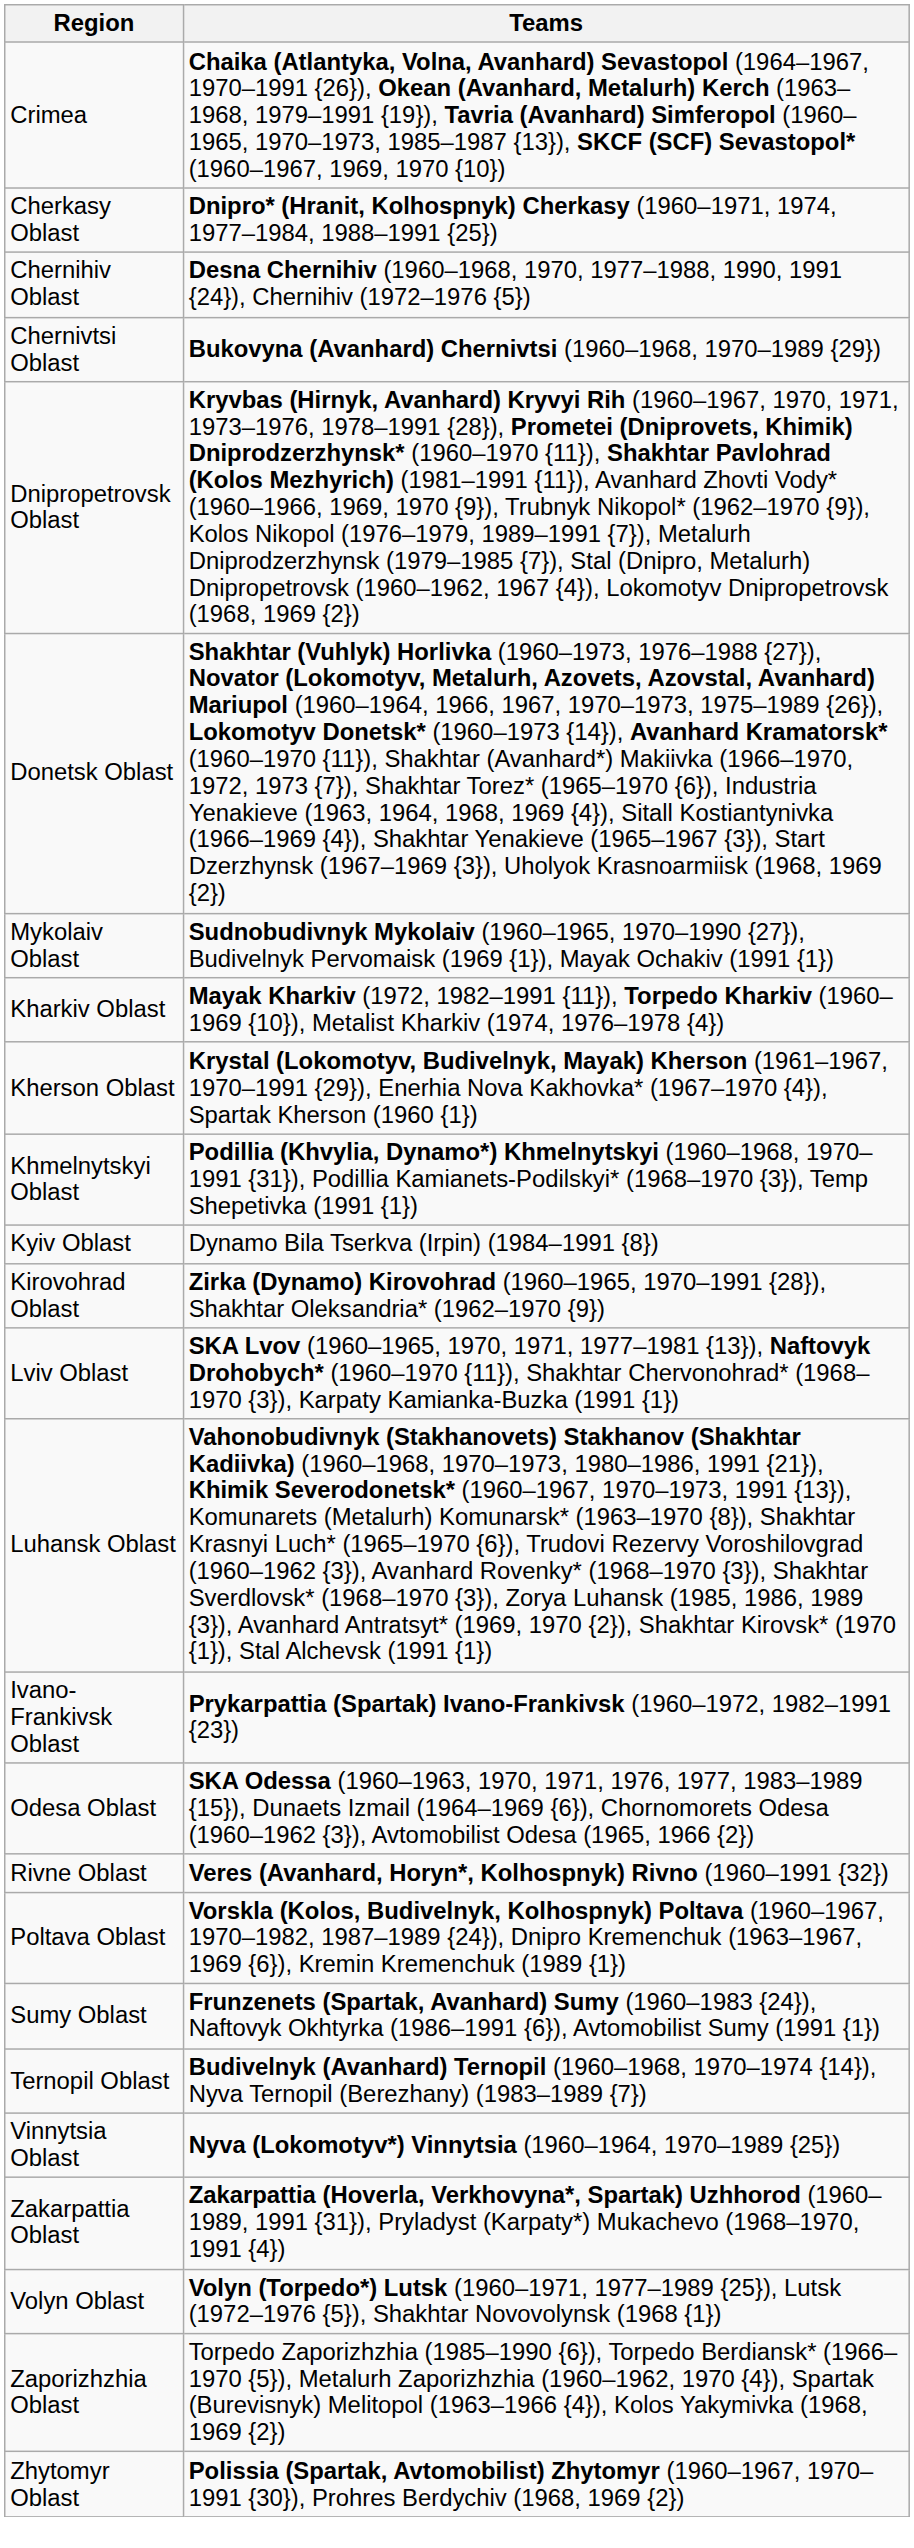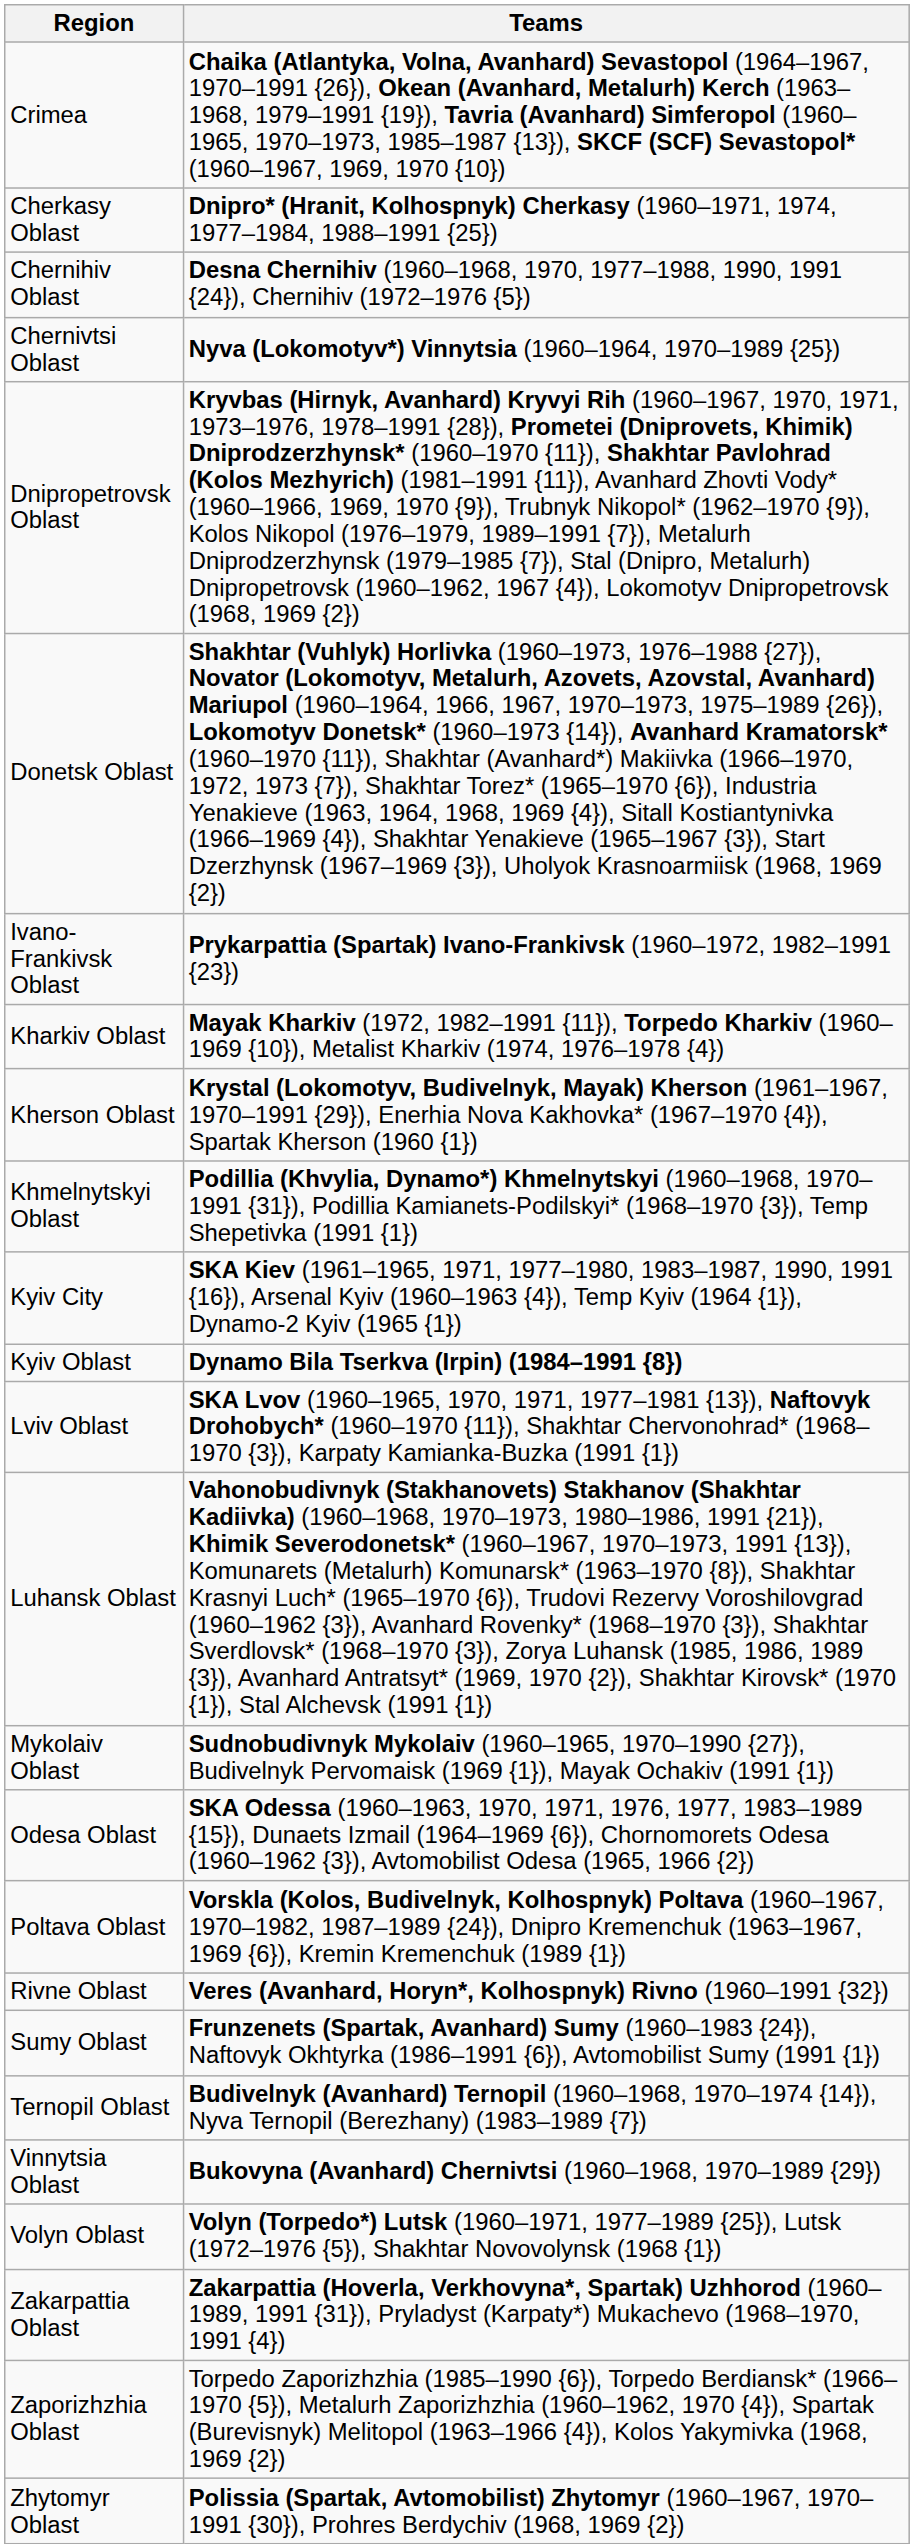(535, 348) Bukovyna (Avanhard) Chernivtsi (1960–1968, 1970–1989 {29}) -> (514, 348) Nyva (Lokomotyv*) Vinnytsia (1960–1964, 1970–1989 {25})
rows swapped: (61, 1716) <-> (57, 945)
+ row: (57, 1297)
(424, 1243) normal -> (436, 1362) bold
- row: (68, 1295)
rows swapped: (88, 1937) <-> (78, 1873)
(514, 2144) Nyva (Lokomotyv*) Vinnytsia (1960–1964, 1970–1989 {25}) -> (535, 2171) Bukovyna (Avanhard) Chernivtsi (1960–1968, 1970–1989 {29})
rows swapped: (77, 2301) <-> (70, 2223)
